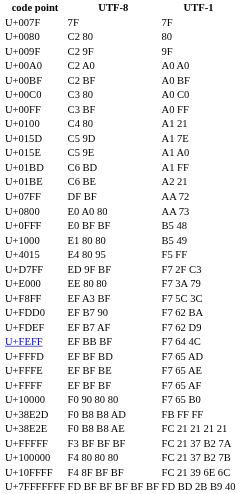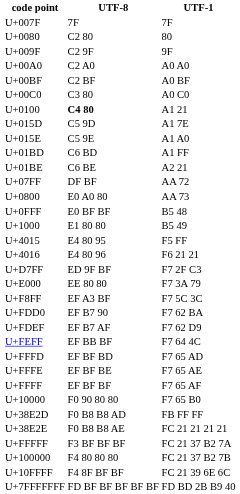- row: (23, 109)
(80, 124) normal -> (81, 109) bold
+ row: (22, 254)
